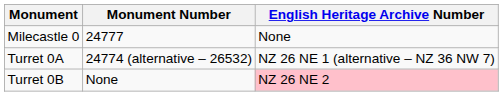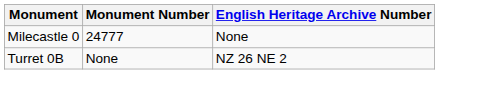- row: (36, 58)
(294, 79) pink background -> (251, 58) no background
